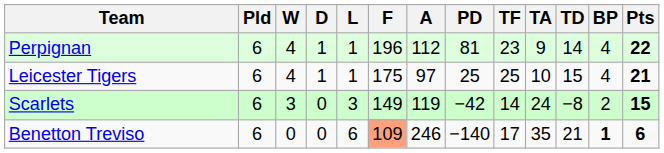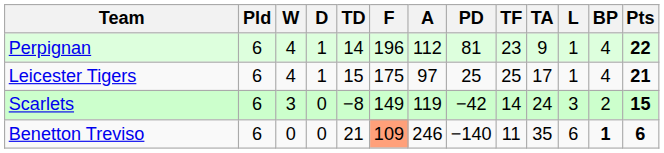columns swapped: (353, 18) <-> (572, 18)
(541, 76) 10 -> (542, 76) 17
(510, 133) 17 -> (511, 133) 11
